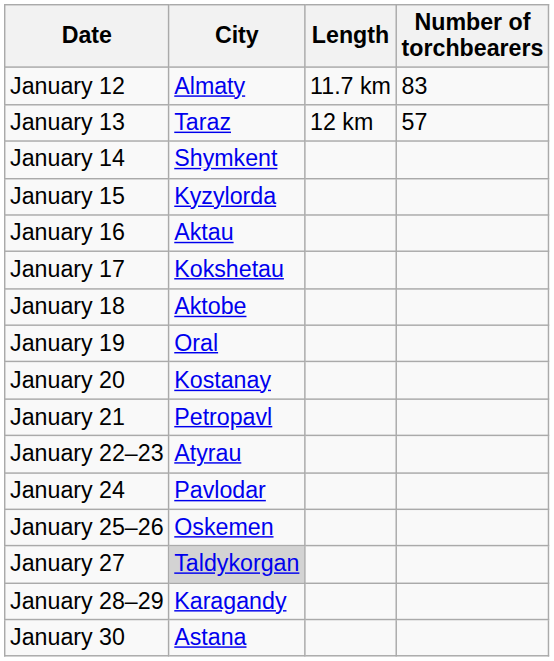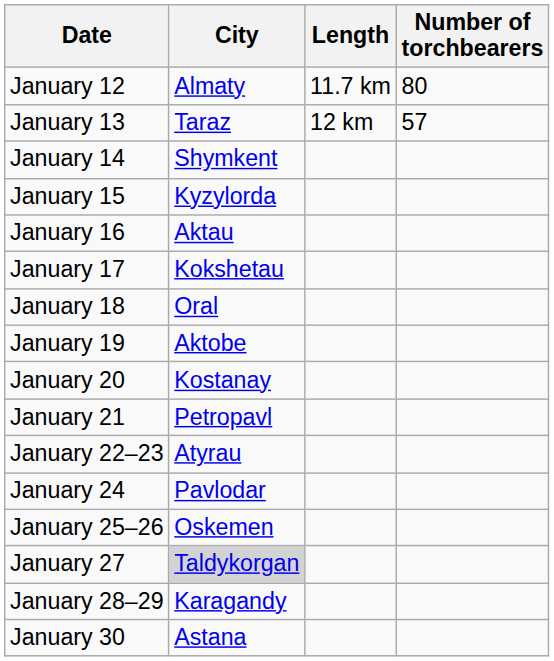(414, 85) 83 -> (414, 85) 80
(210, 306) Aktobe -> (196, 306) Oral
(196, 343) Oral -> (210, 343) Aktobe
